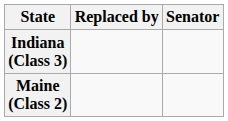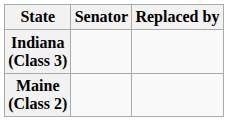columns swapped: (193, 17) <-> (117, 17)
